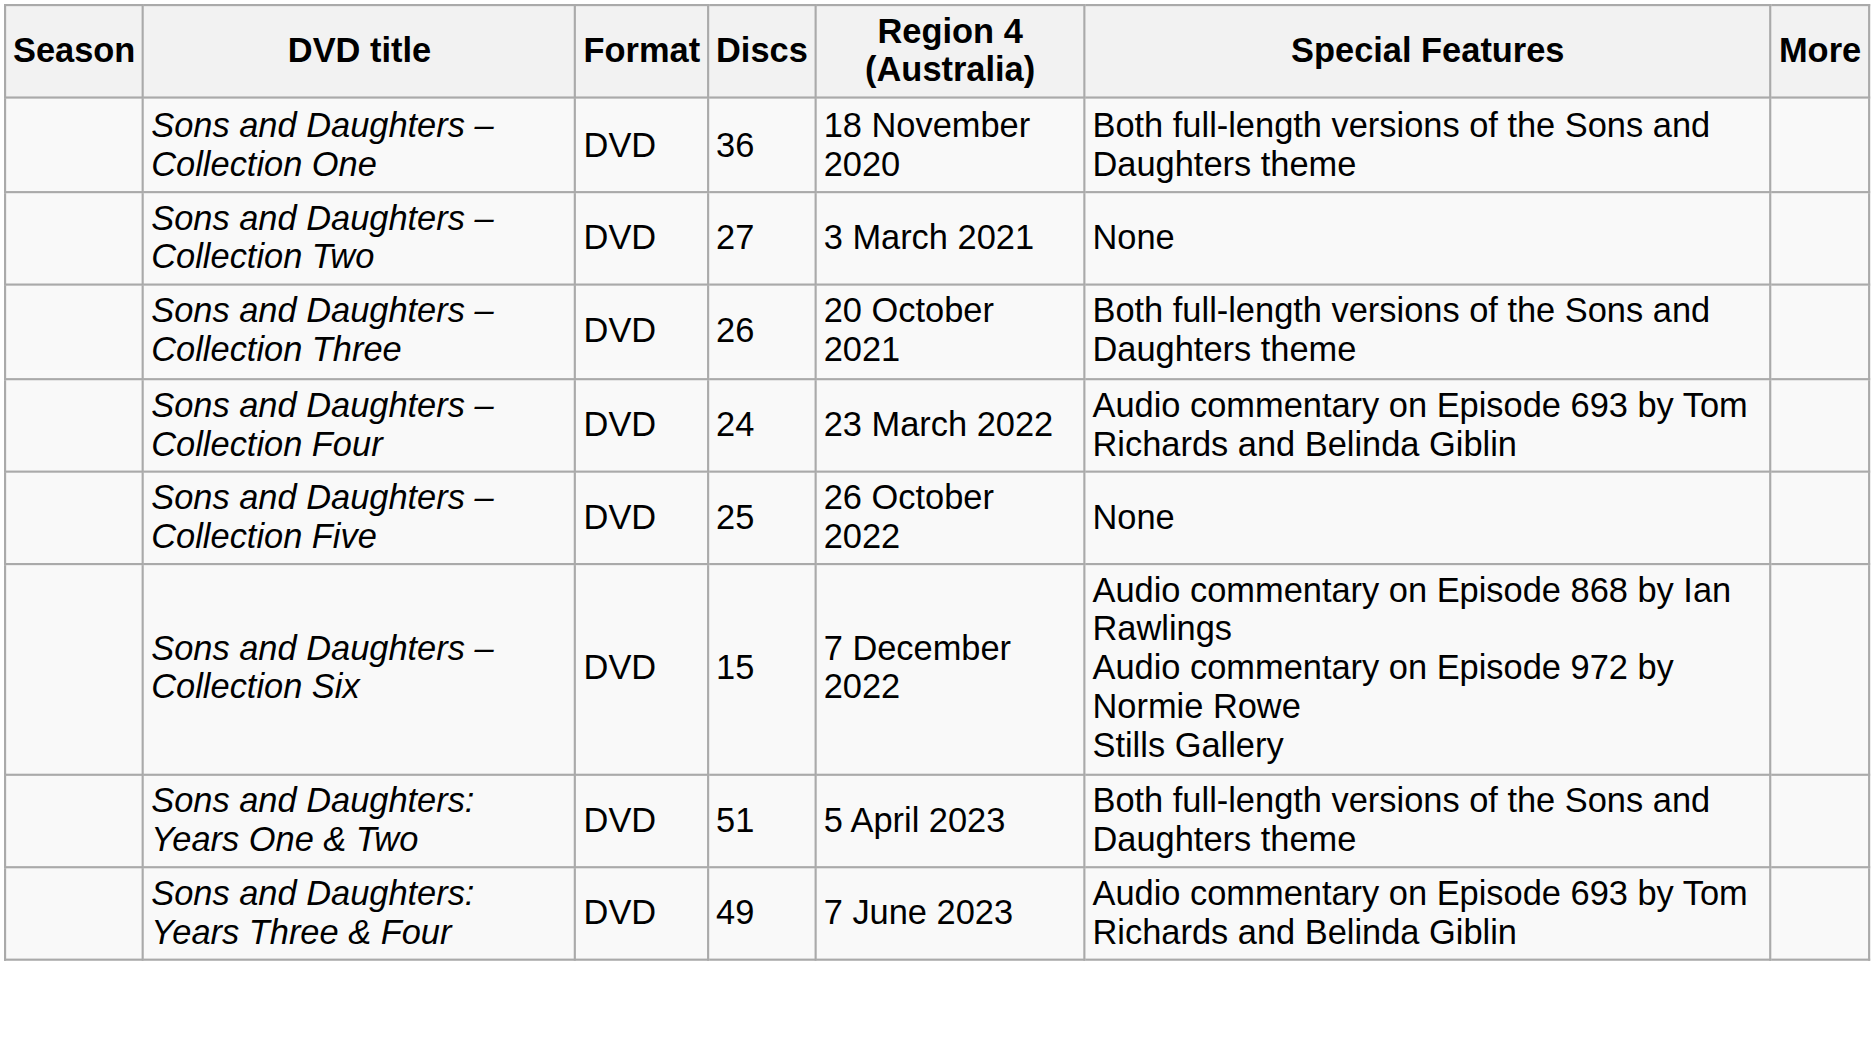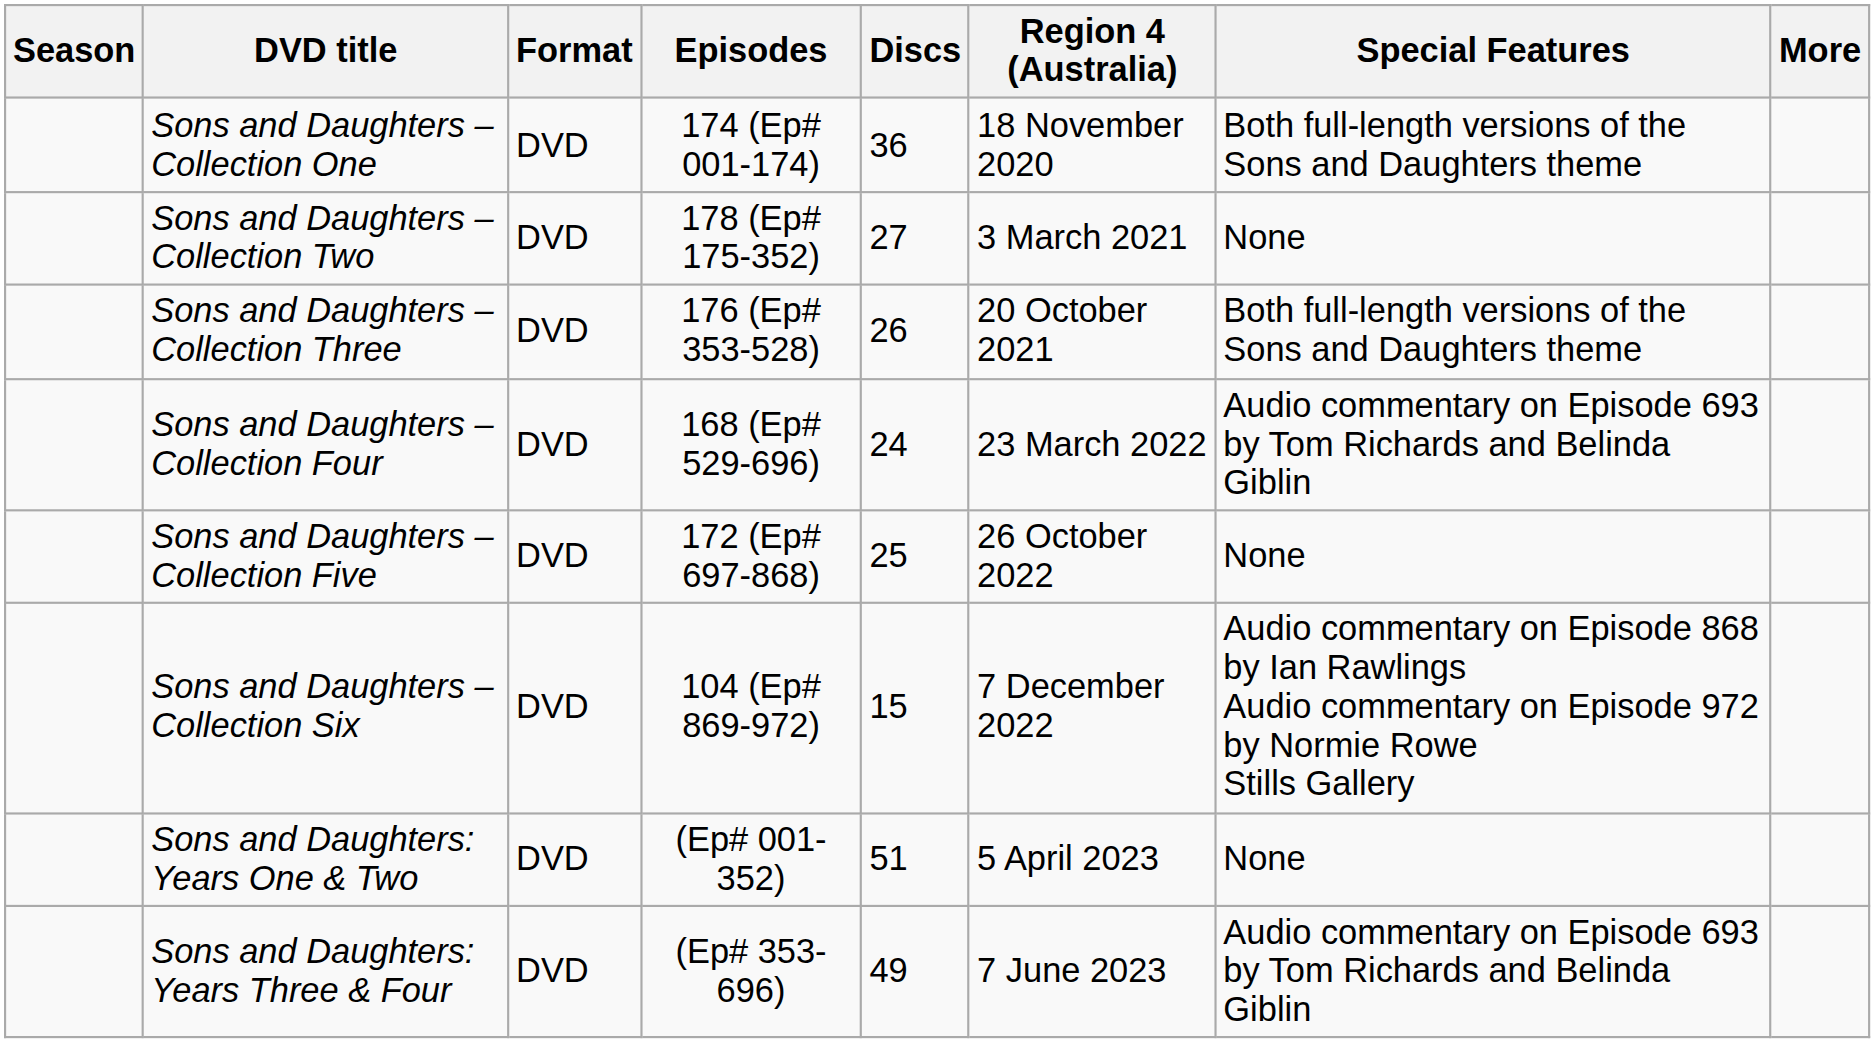+ column: (751, 51)
(1401, 820) Both full-length versions of the Sons and Daughters theme -> (1264, 858) None
